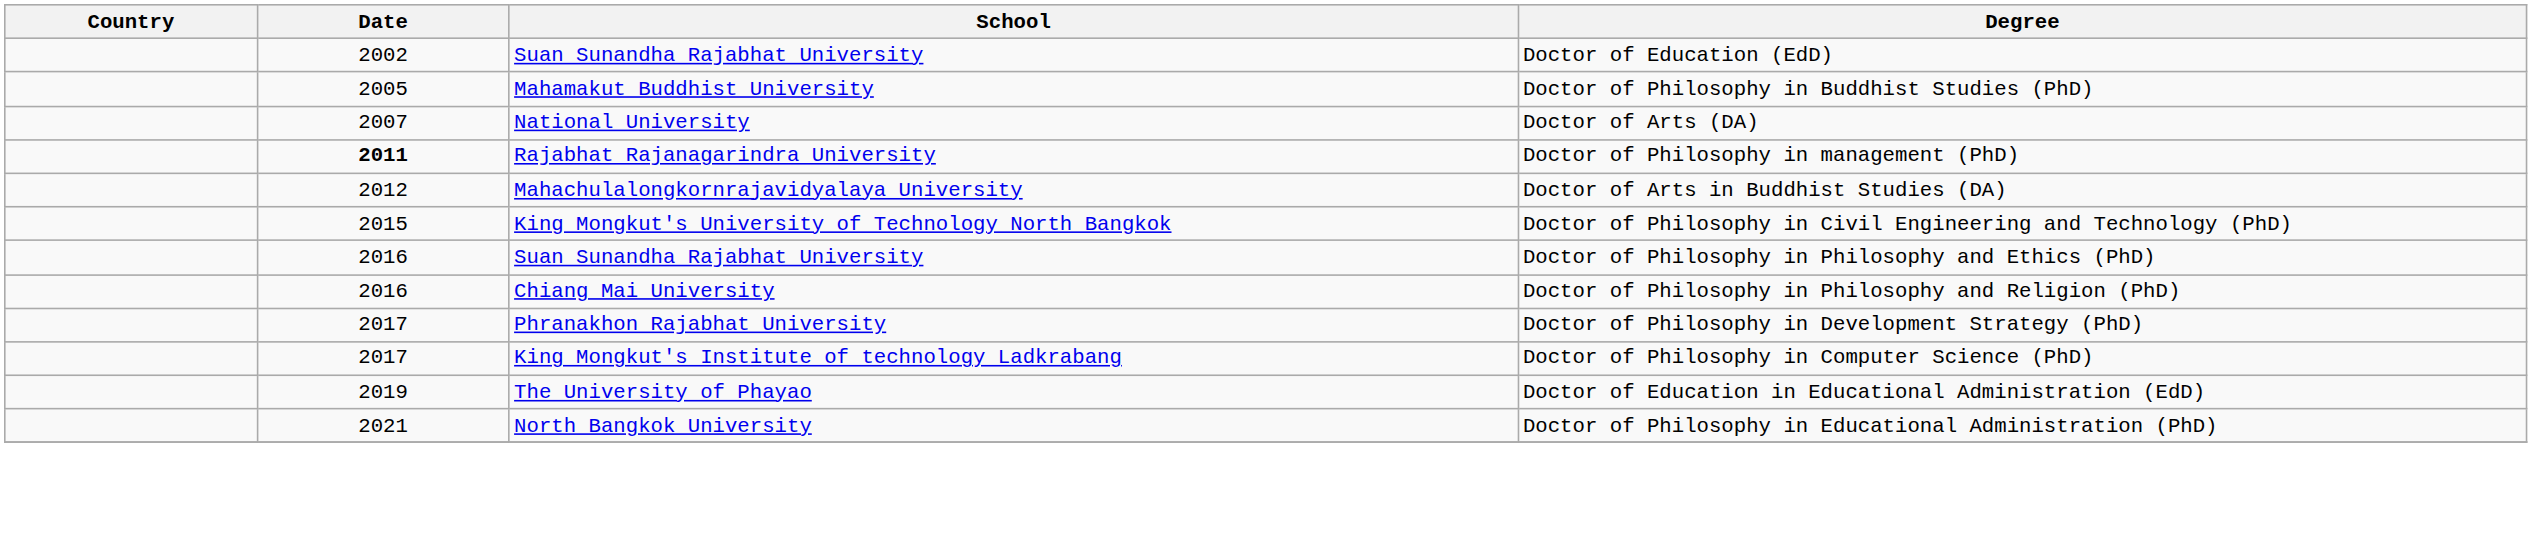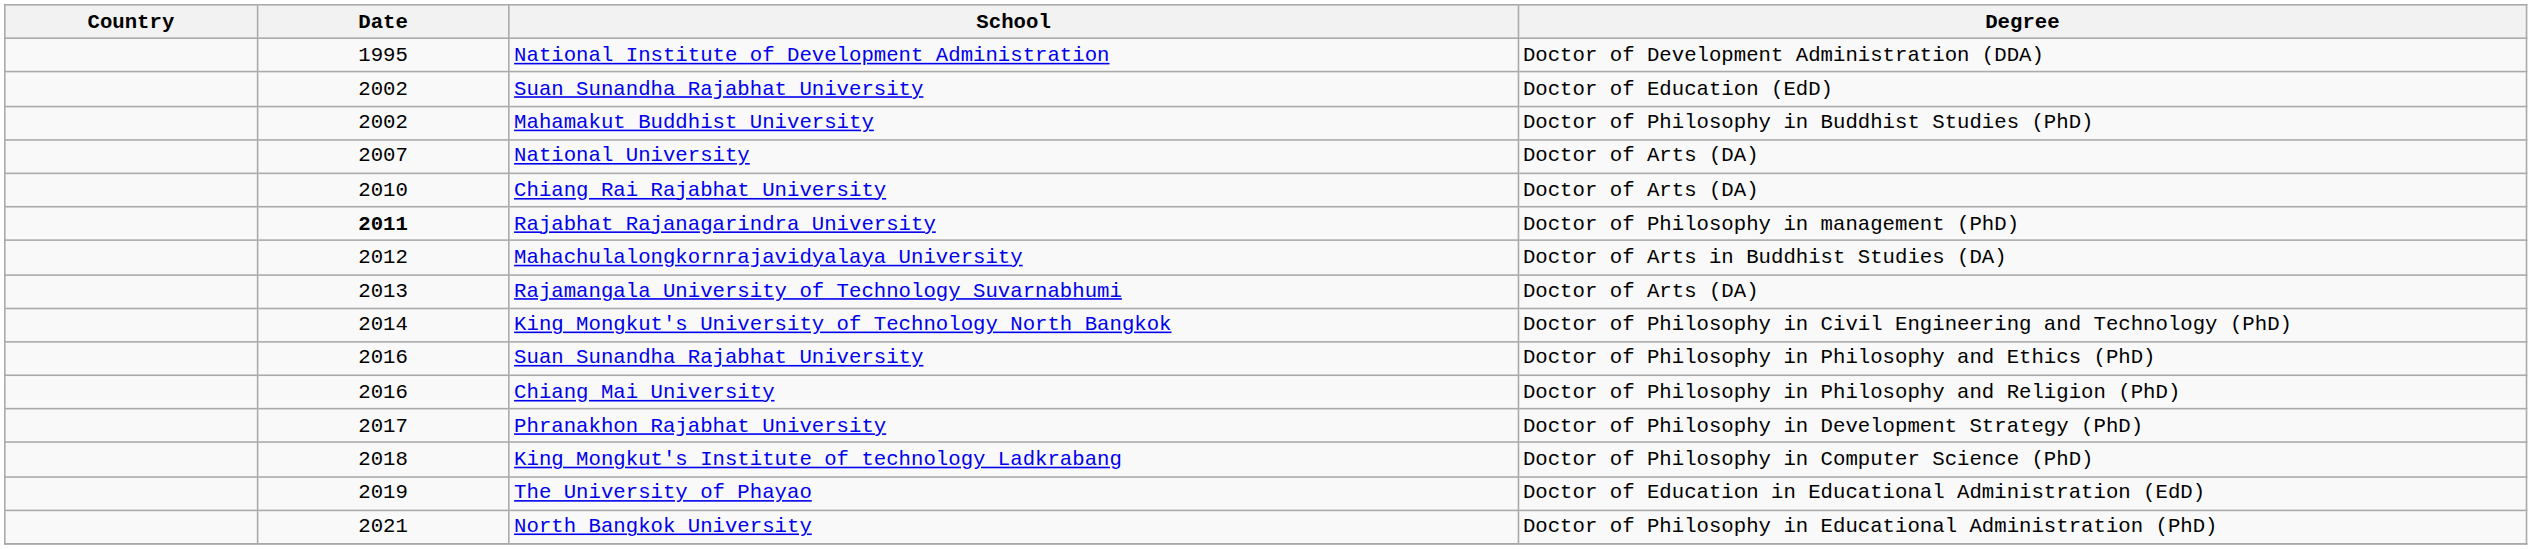+ row: (812, 55)
(383, 89) 2005 -> (383, 123) 2002
+ row: (700, 190)
+ row: (818, 291)
(383, 224) 2015 -> (383, 325) 2014
(383, 359) 2017 -> (383, 460) 2018
